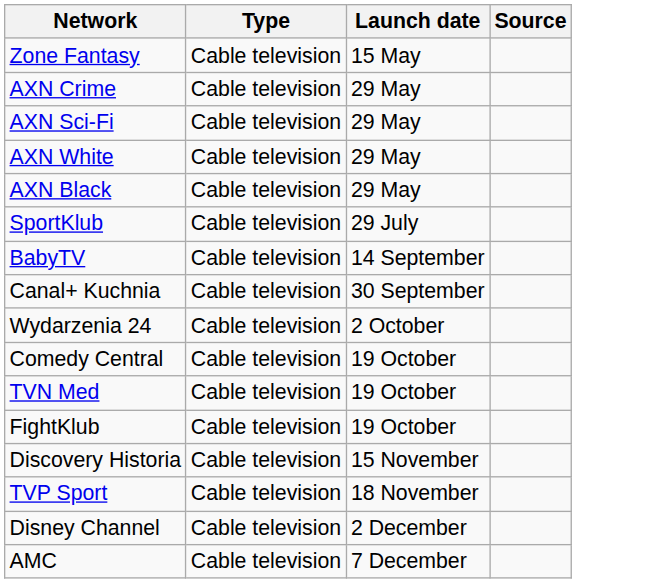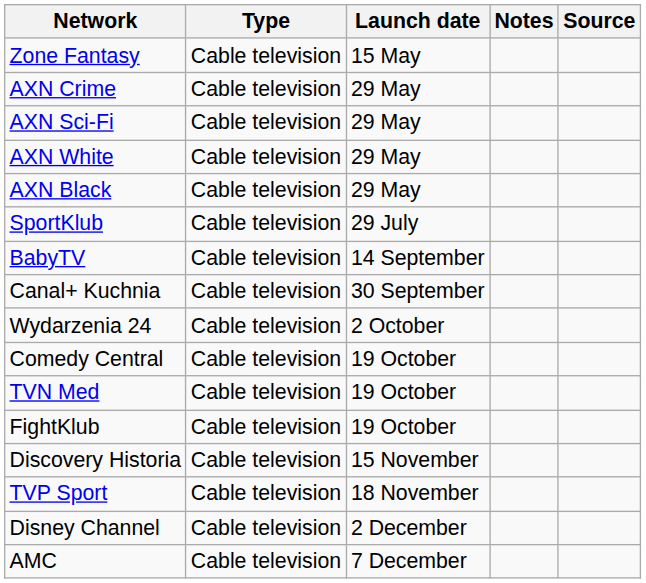+ column: (524, 21)
